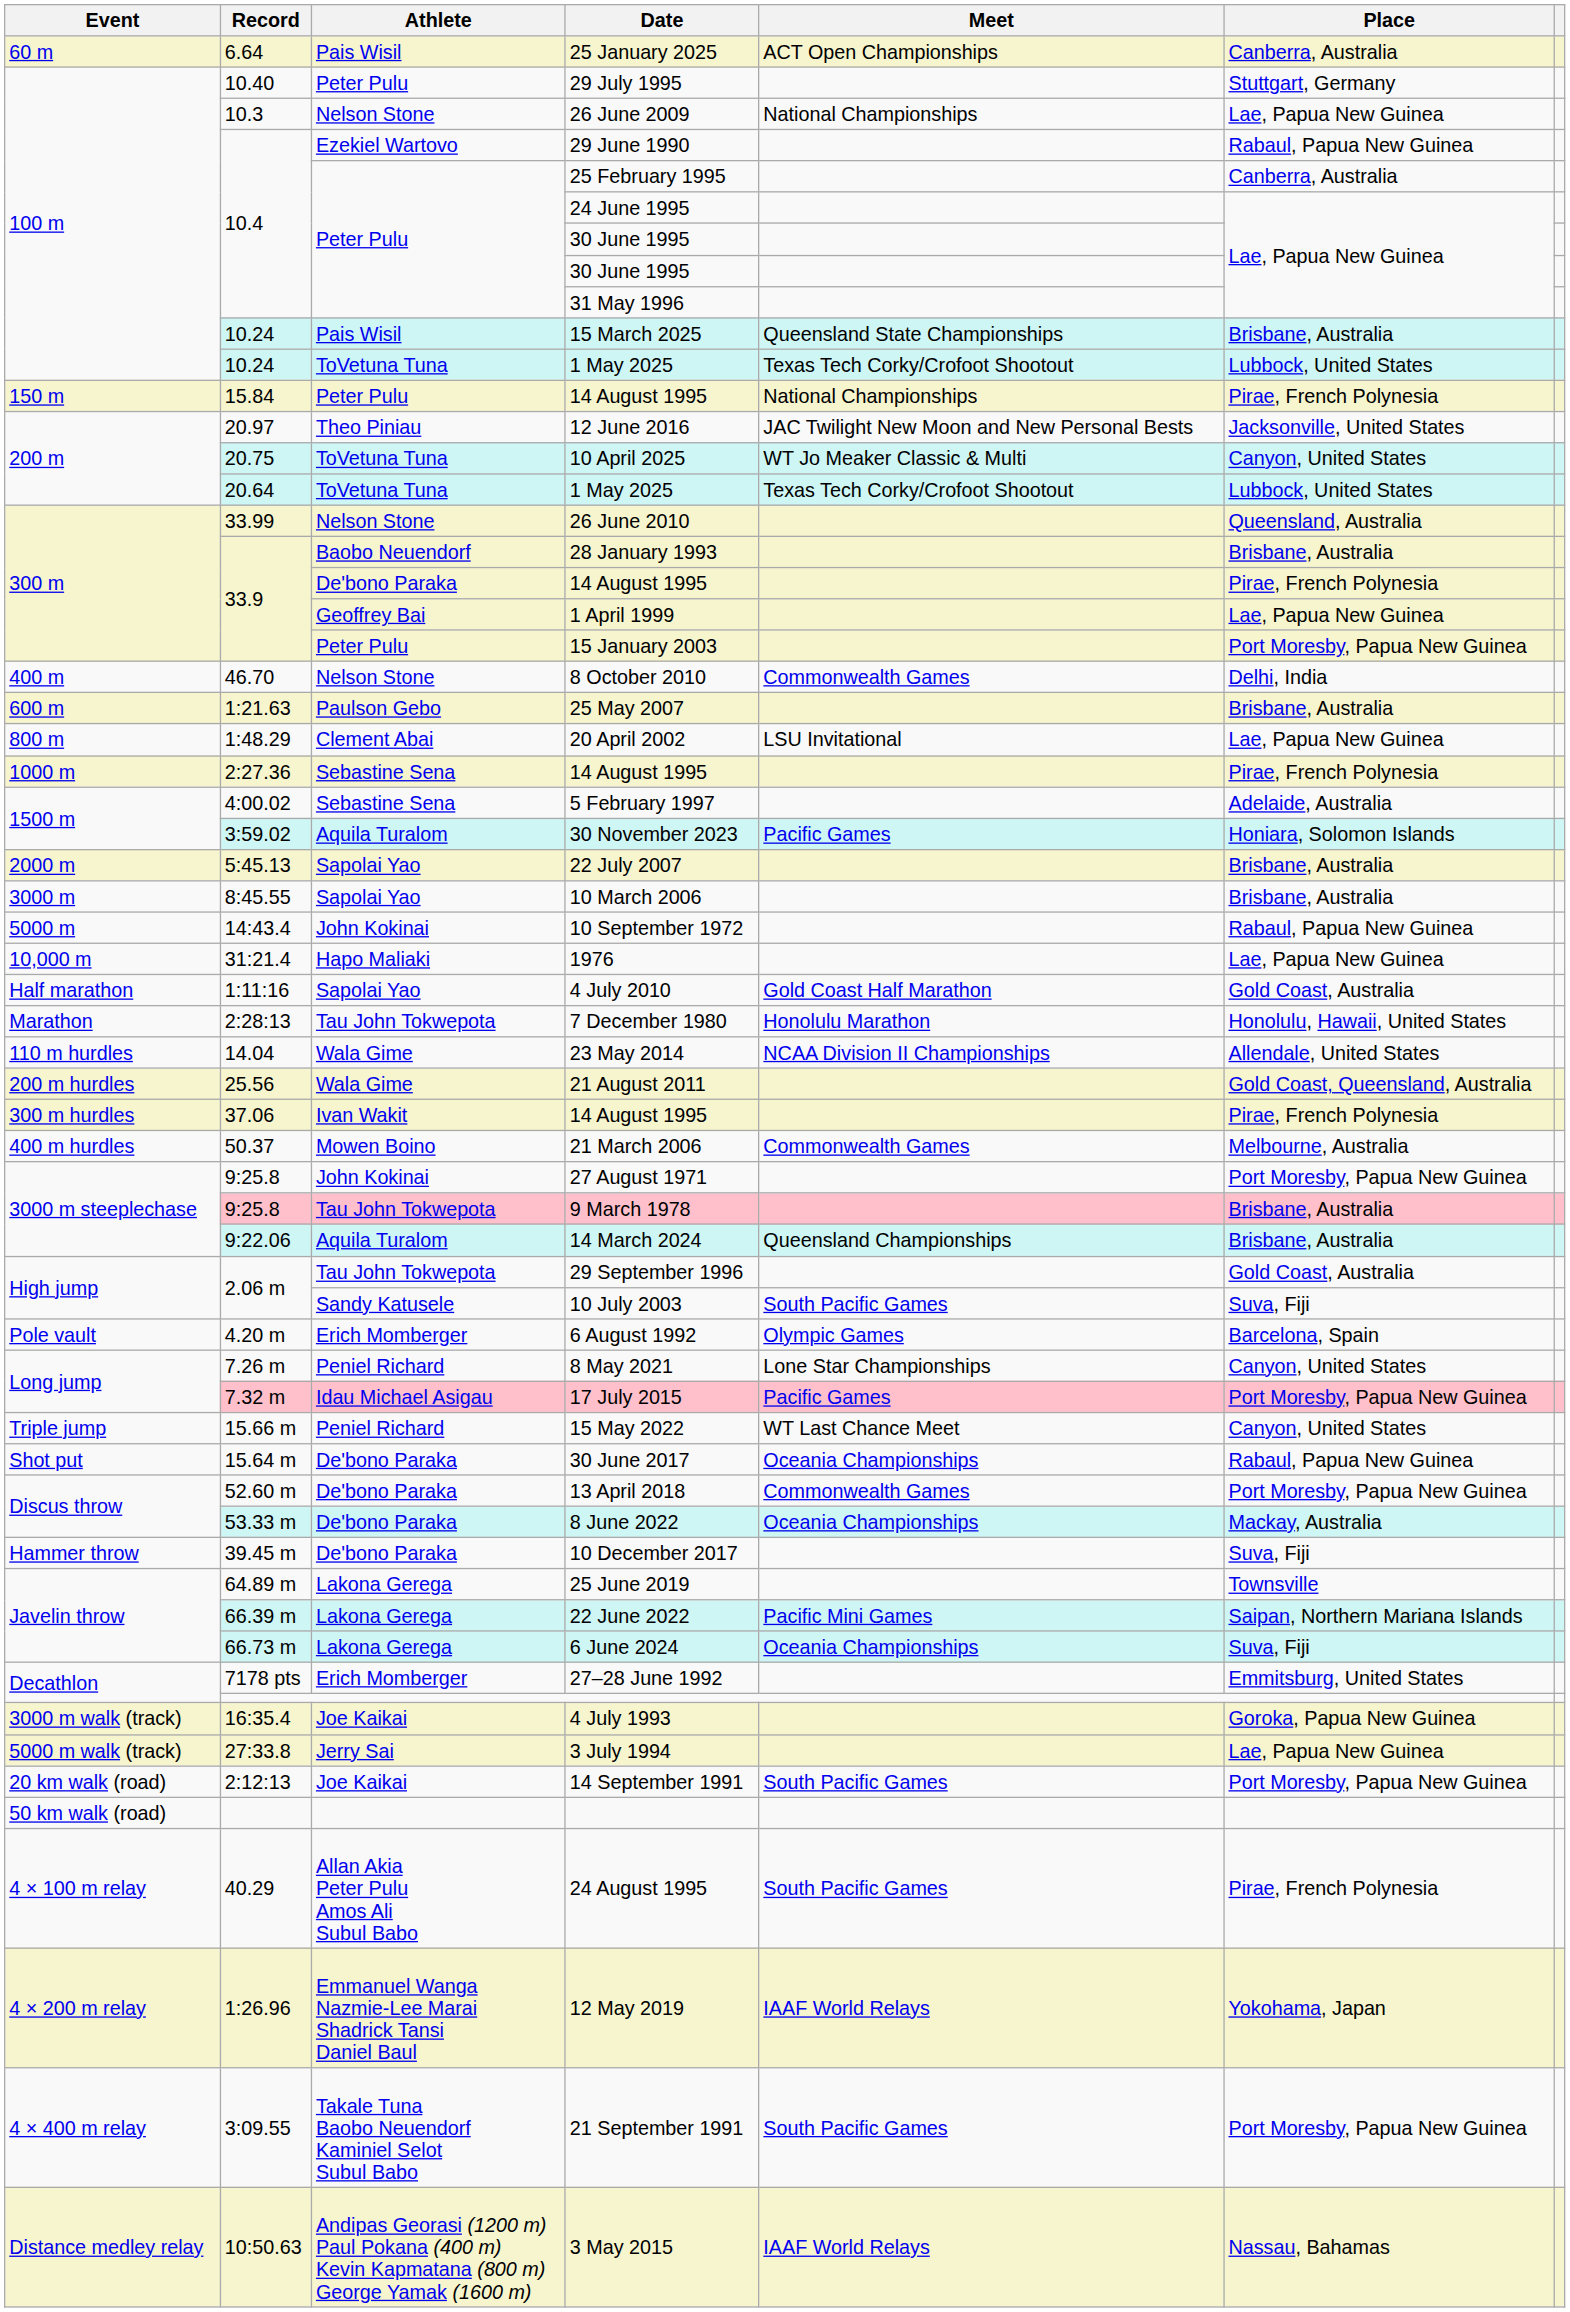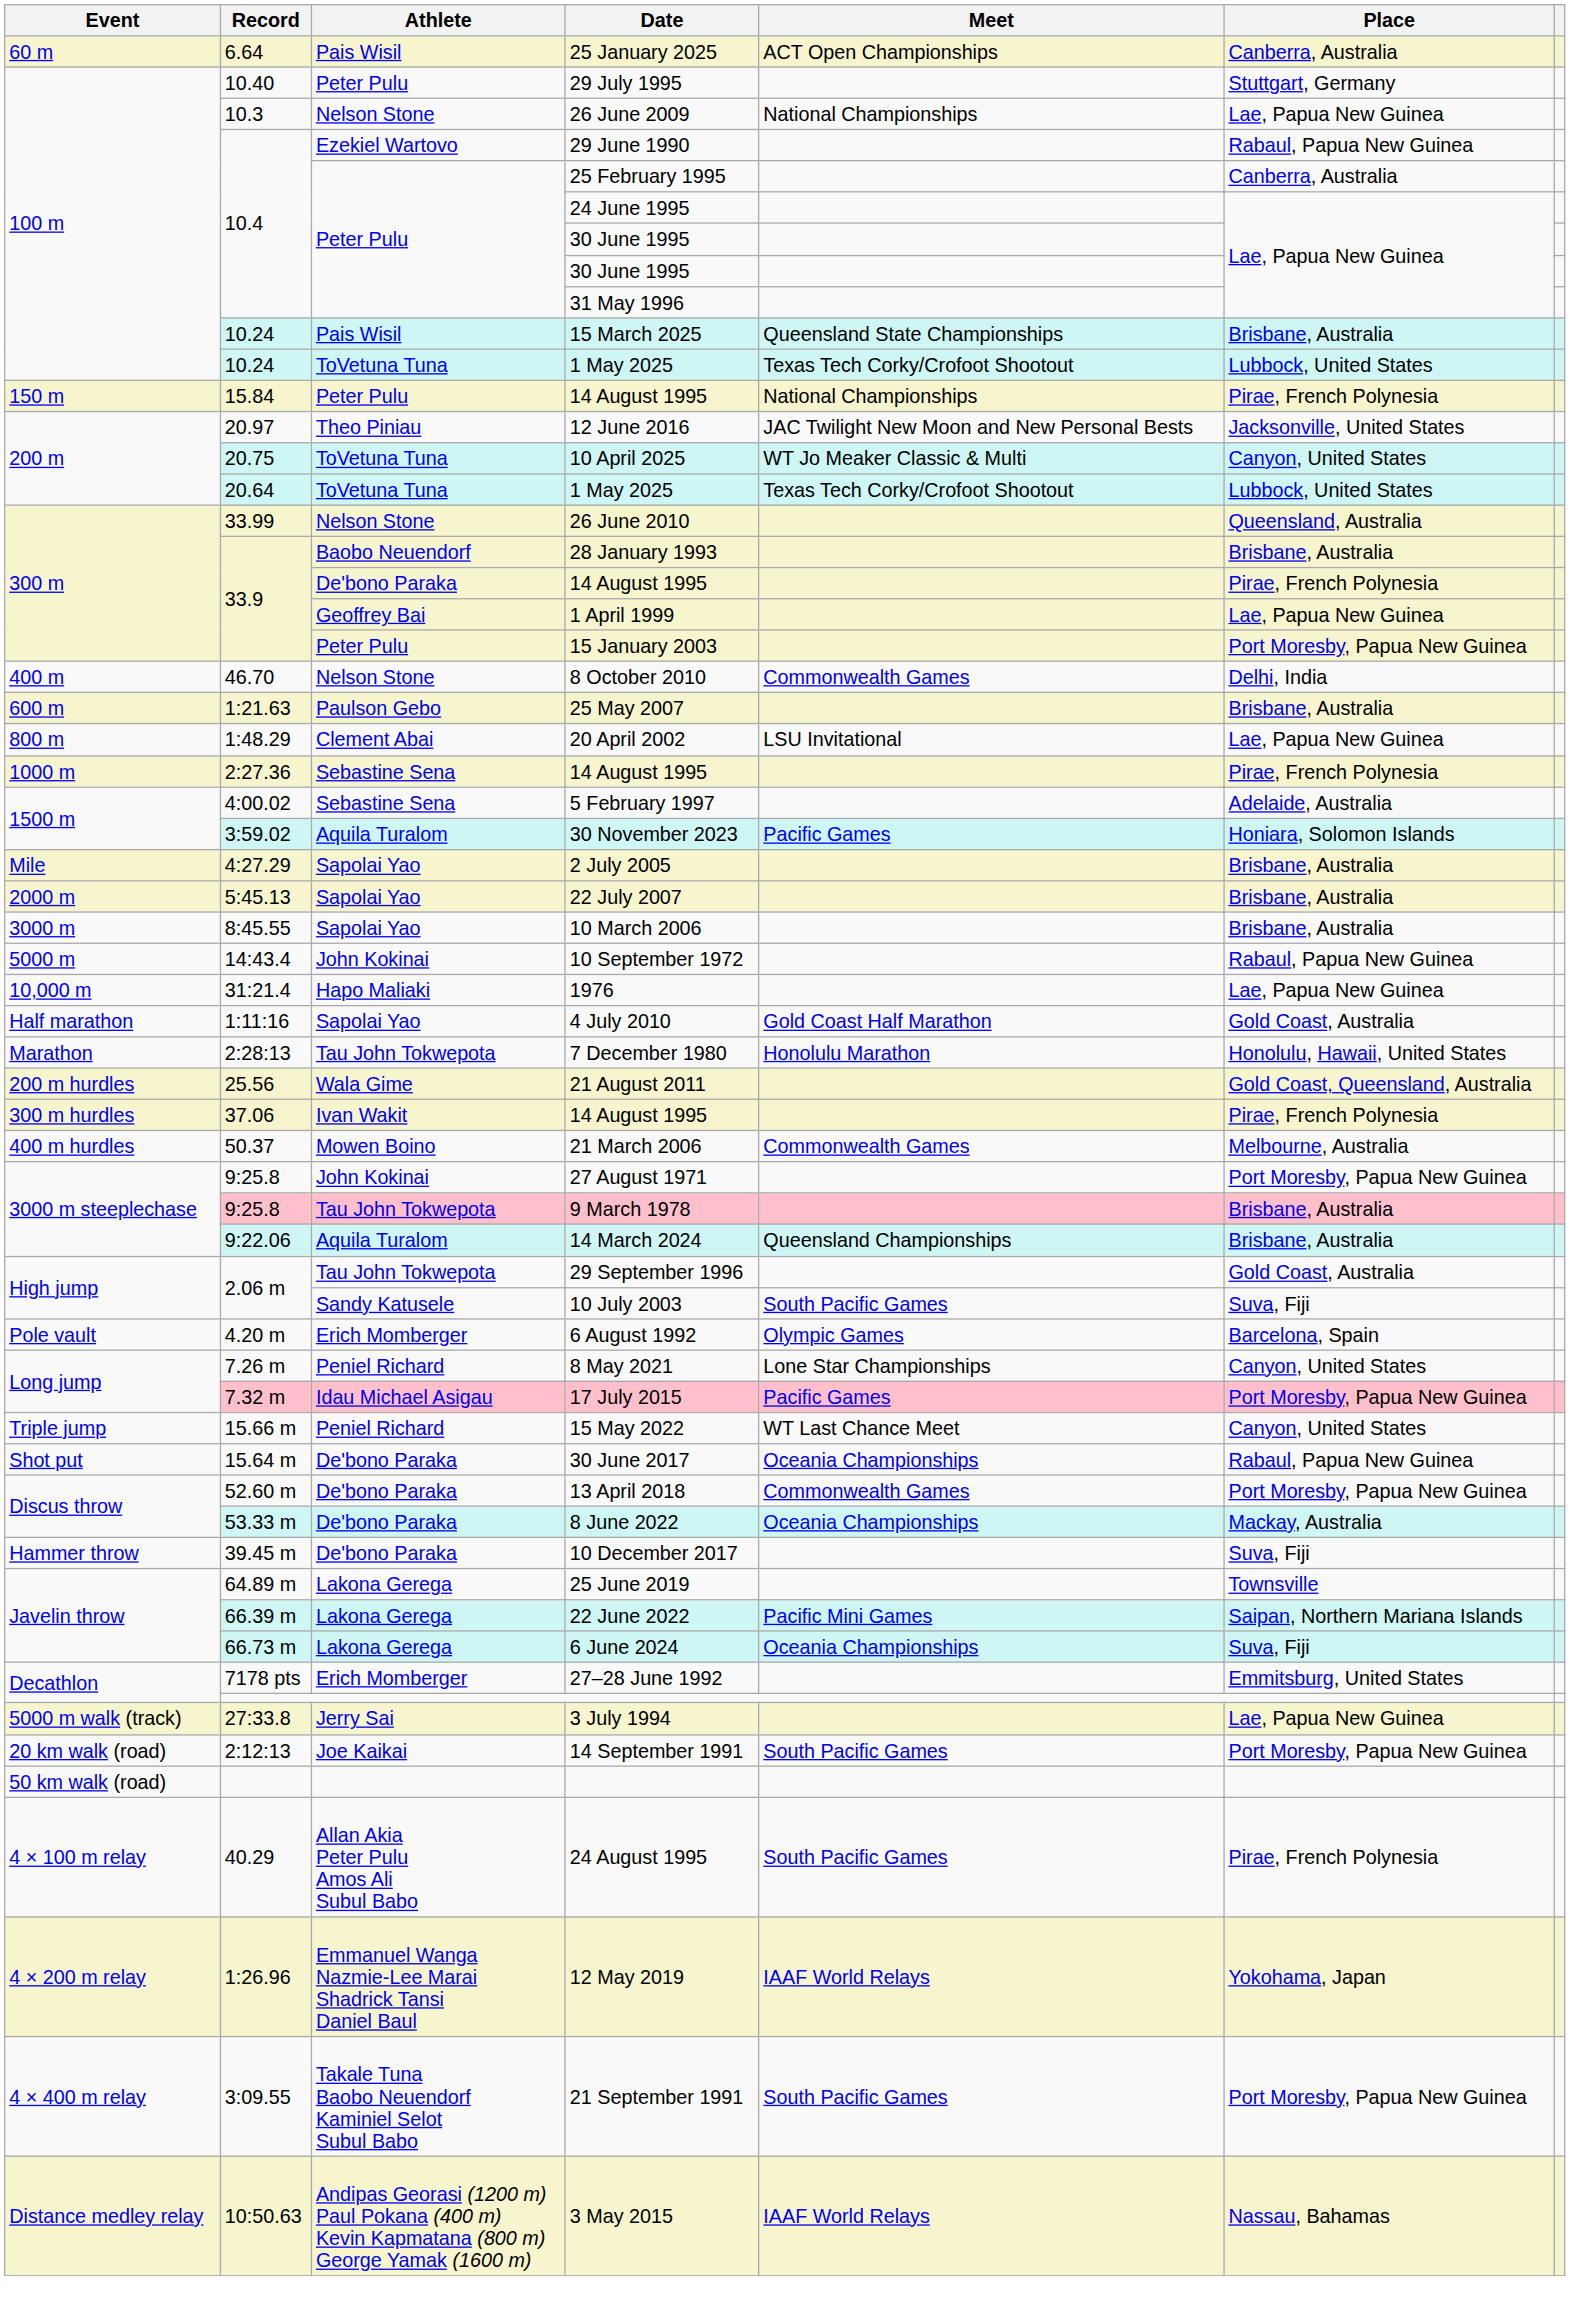+ row: (27, 865)
- row: (71, 1053)
- row: (95, 1719)
